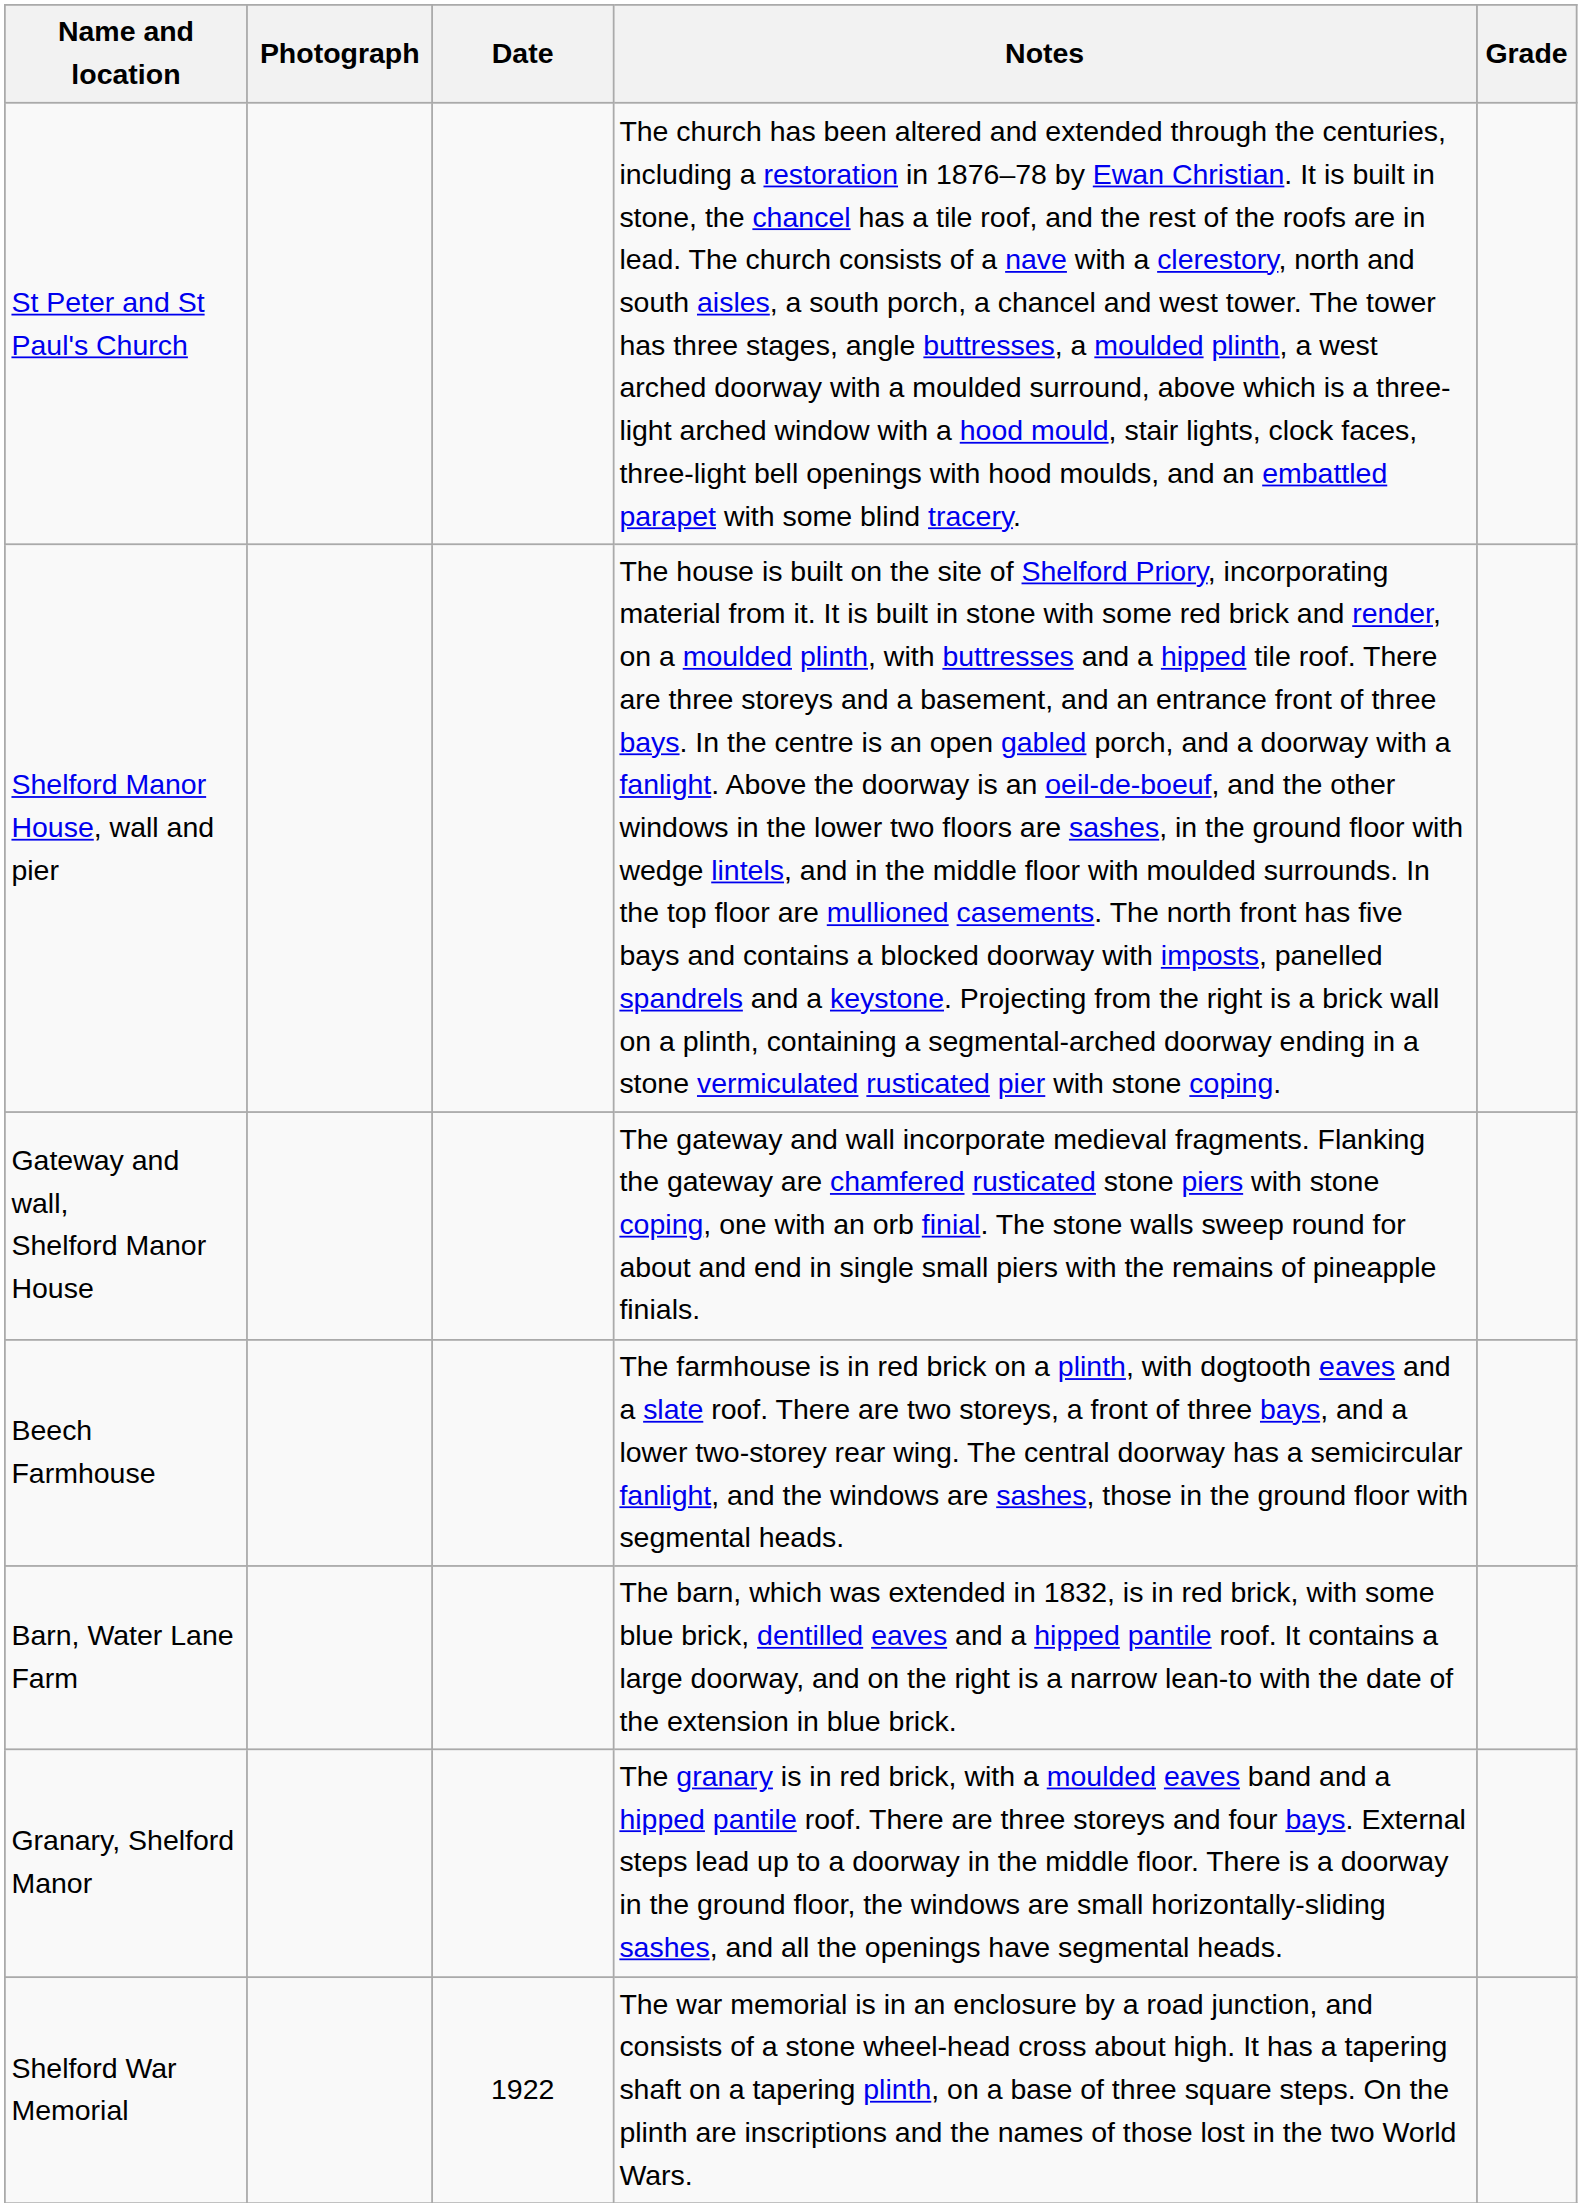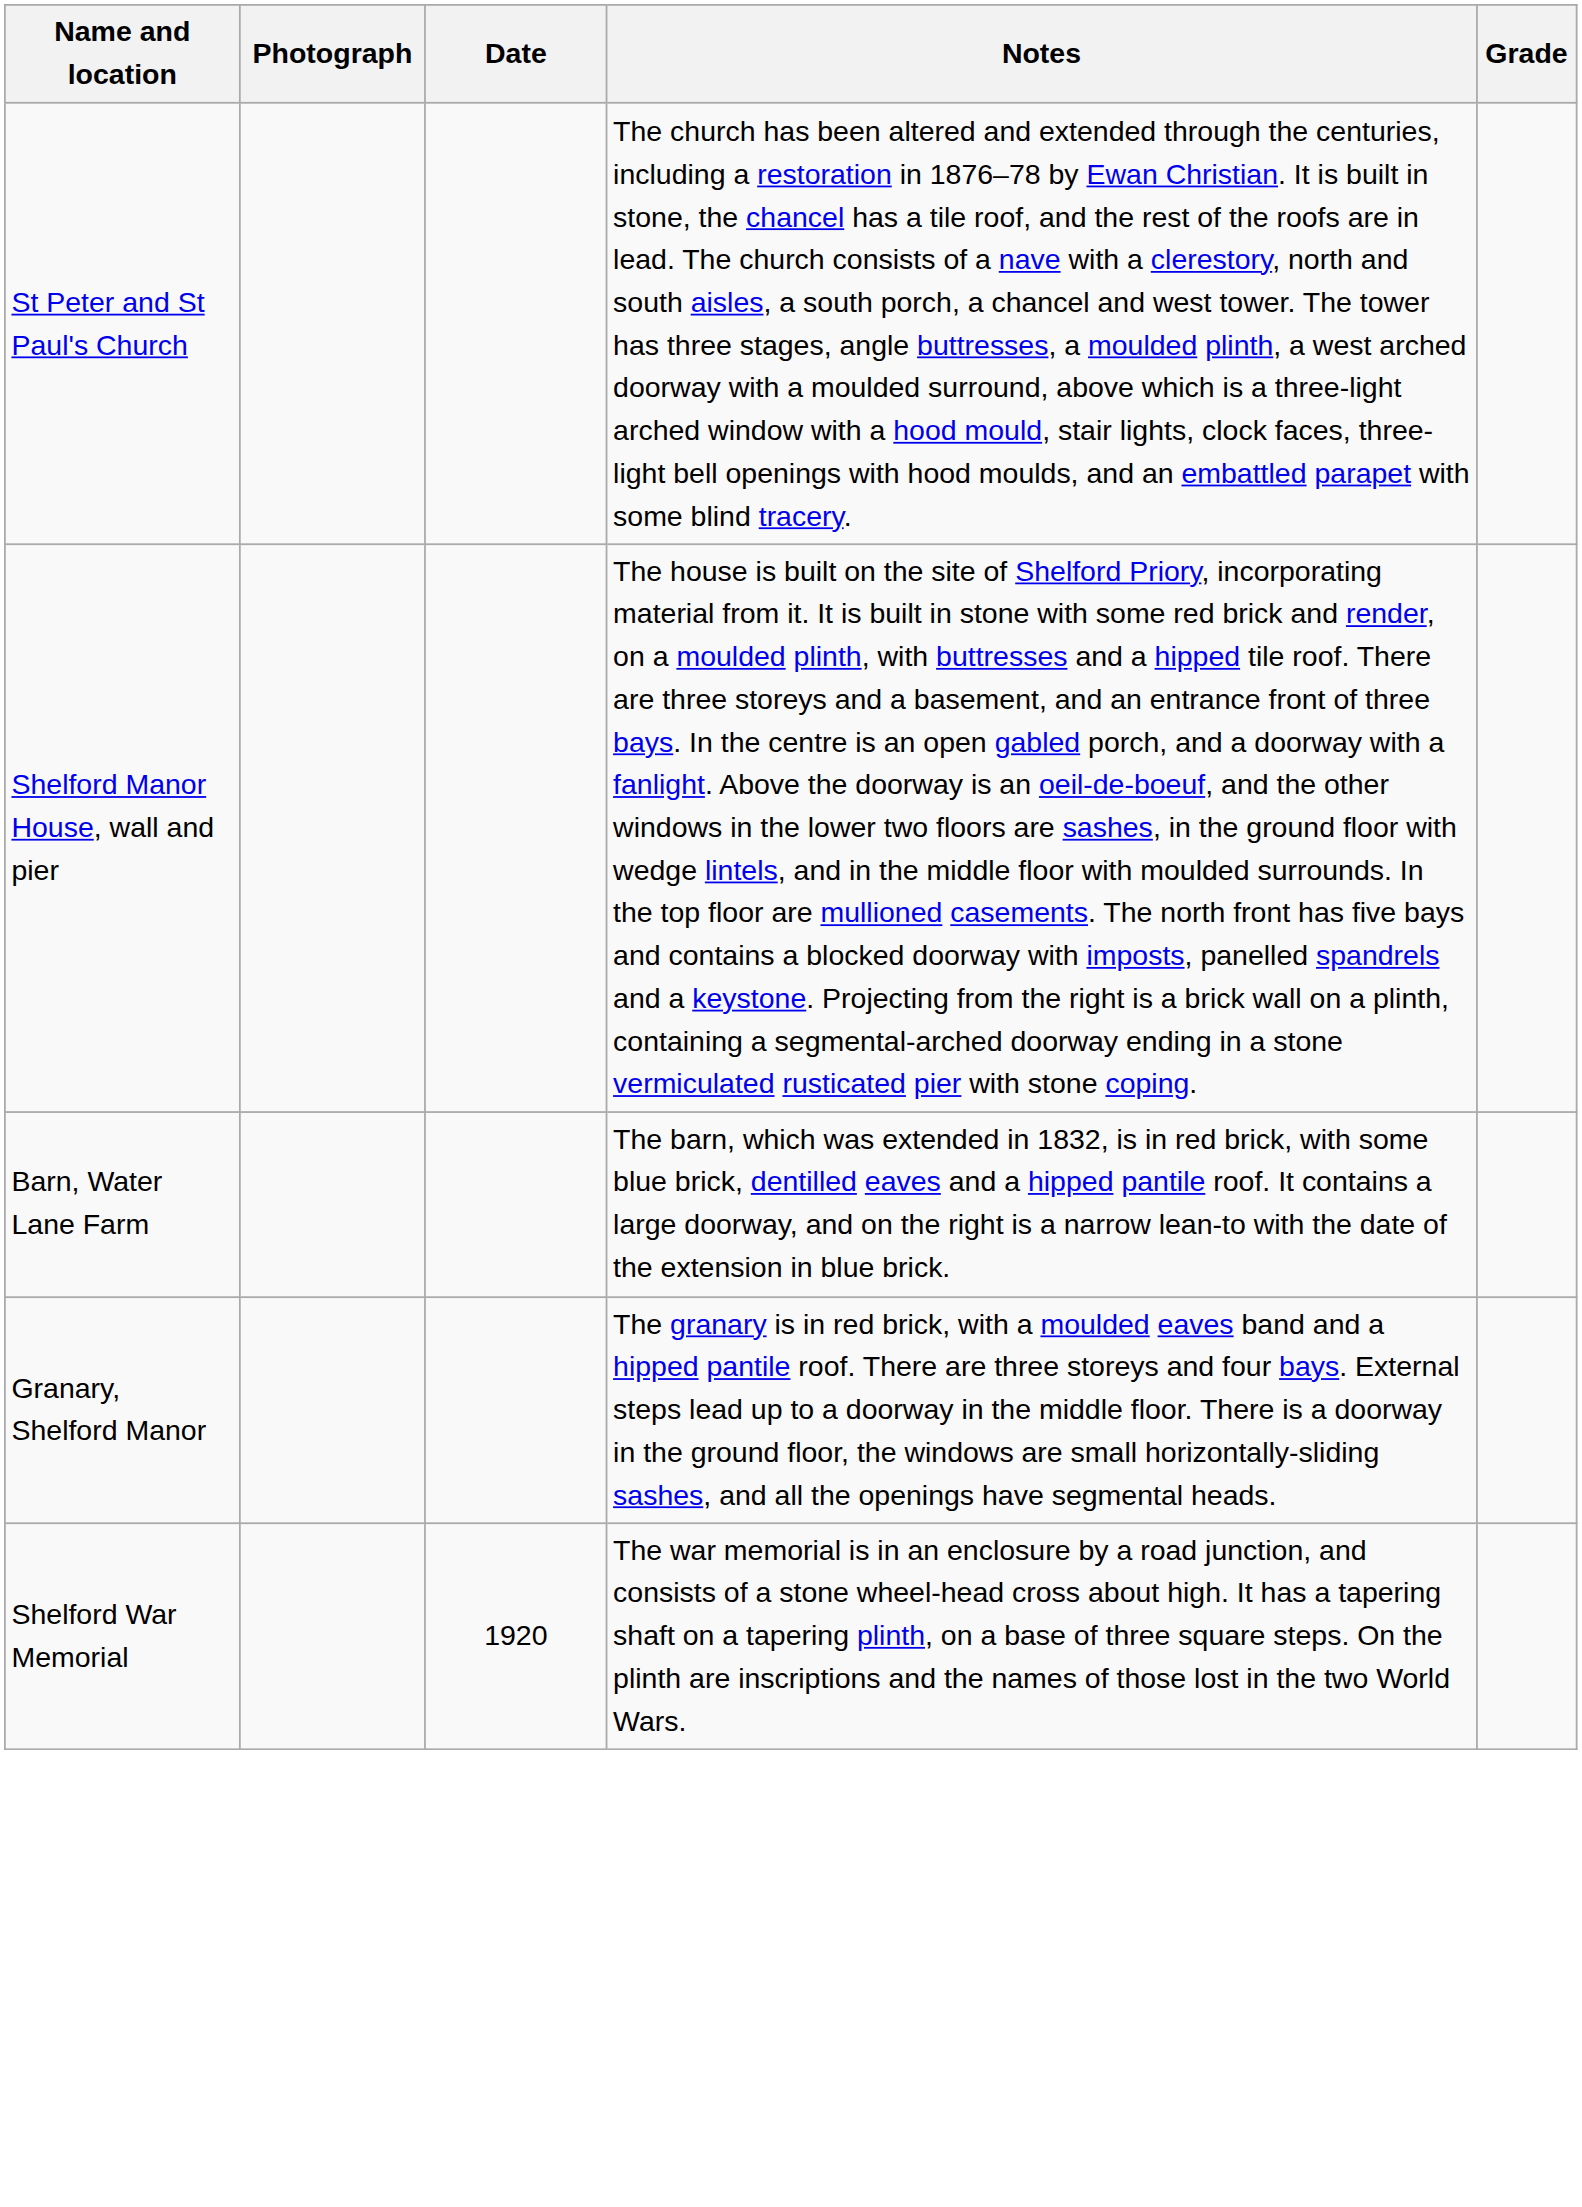- row: (109, 1225)
- row: (83, 1451)
(523, 2089) 1922 -> (516, 1635) 1920
